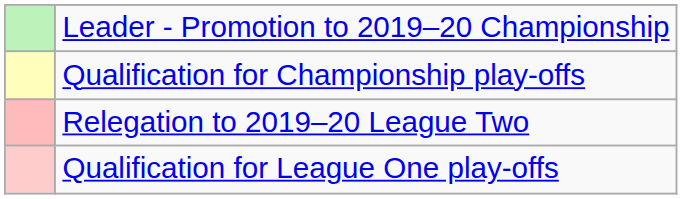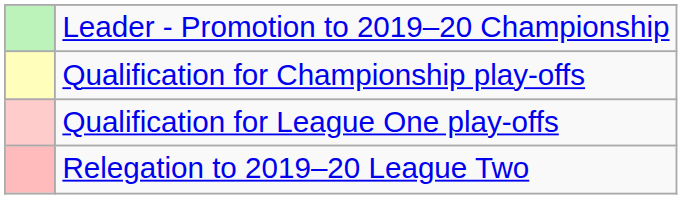rows swapped: (311, 168) <-> (296, 121)
